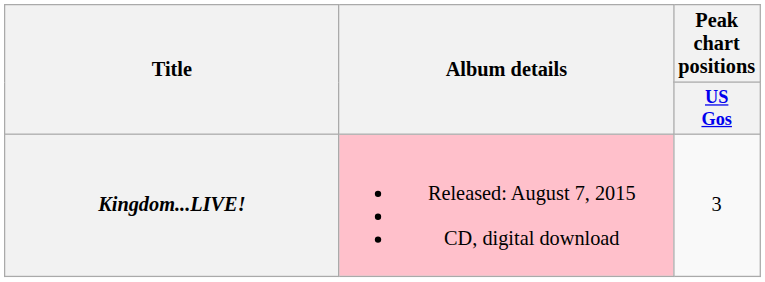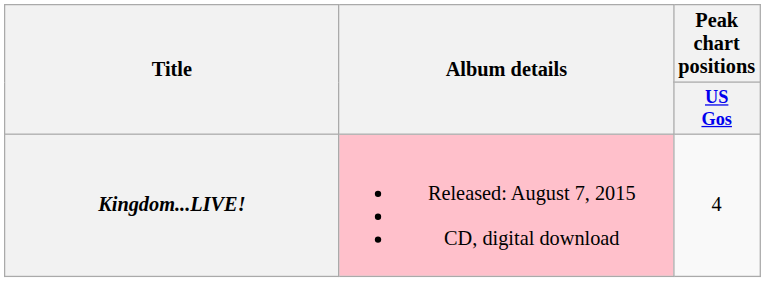(717, 204) 3 -> (717, 204) 4
